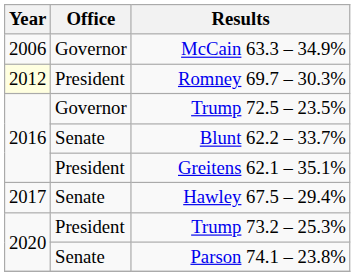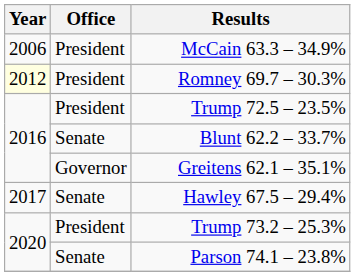(91, 49) Governor -> (90, 49) President
(91, 108) Governor -> (90, 108) President
(90, 167) President -> (91, 167) Governor
